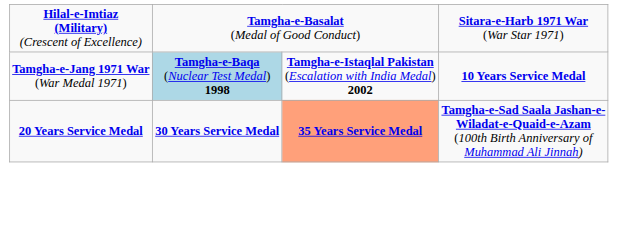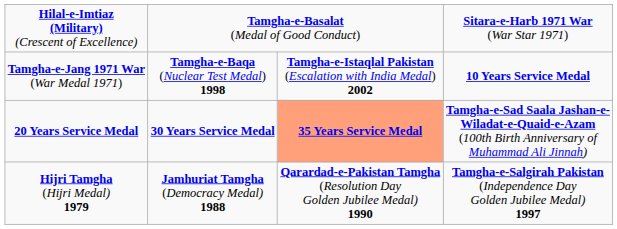(217, 76) lightblue background -> (213, 76) no background
+ row: (76, 193)
